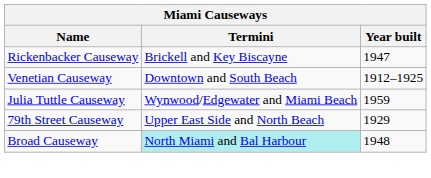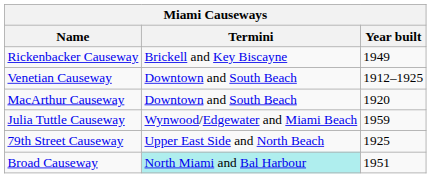(377, 57) 1947 -> (377, 57) 1949
+ row: (66, 99)
(377, 120) 1929 -> (377, 141) 1925
(377, 141) 1948 -> (377, 162) 1951
